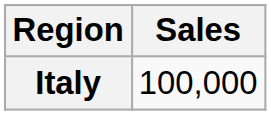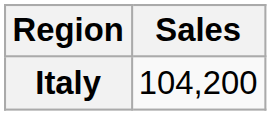(198, 82) 100,000 -> (198, 82) 104,200
